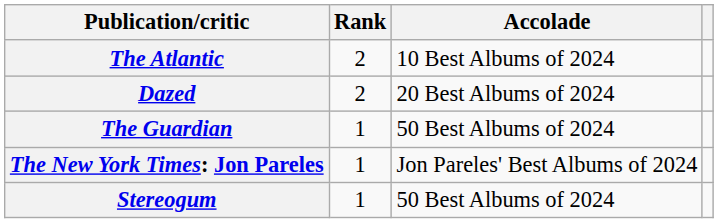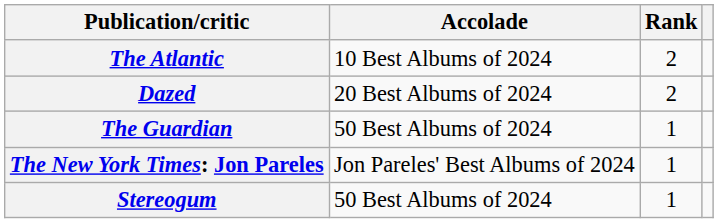columns swapped: (547, 22) <-> (360, 22)
